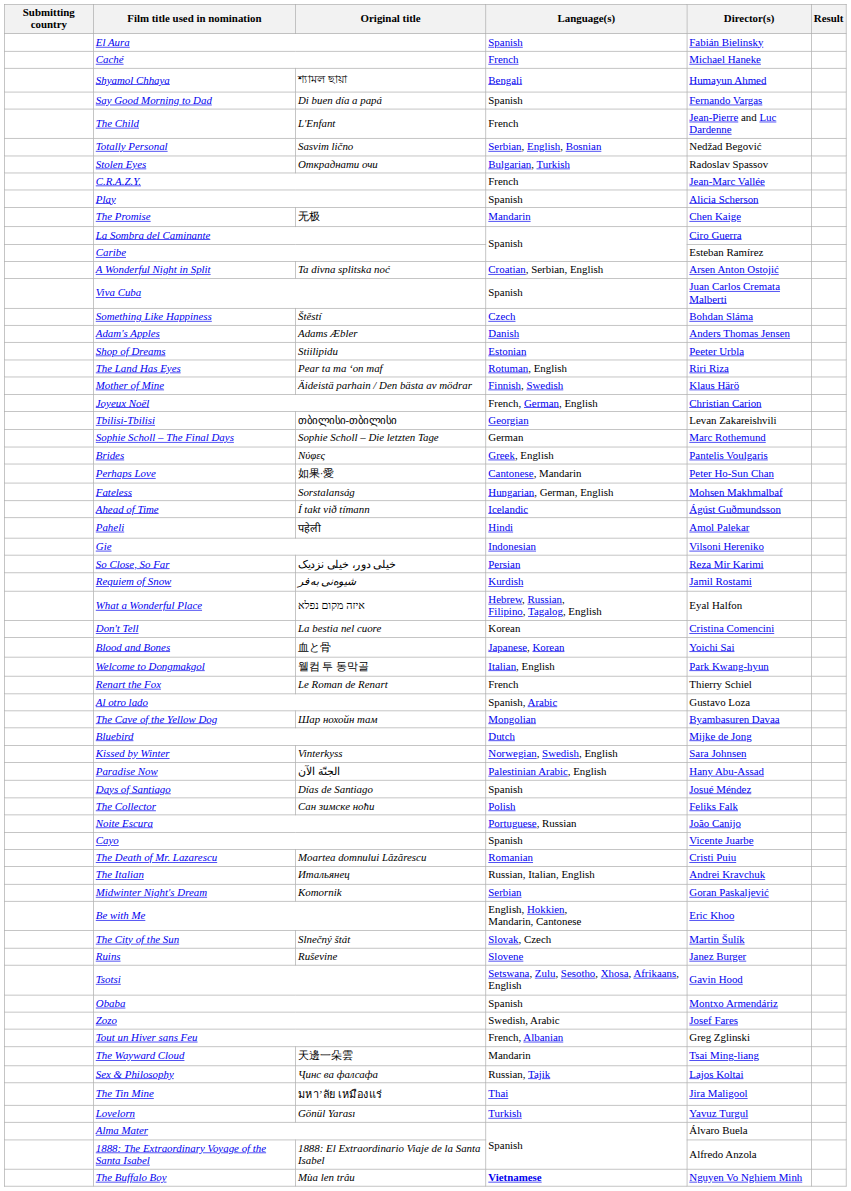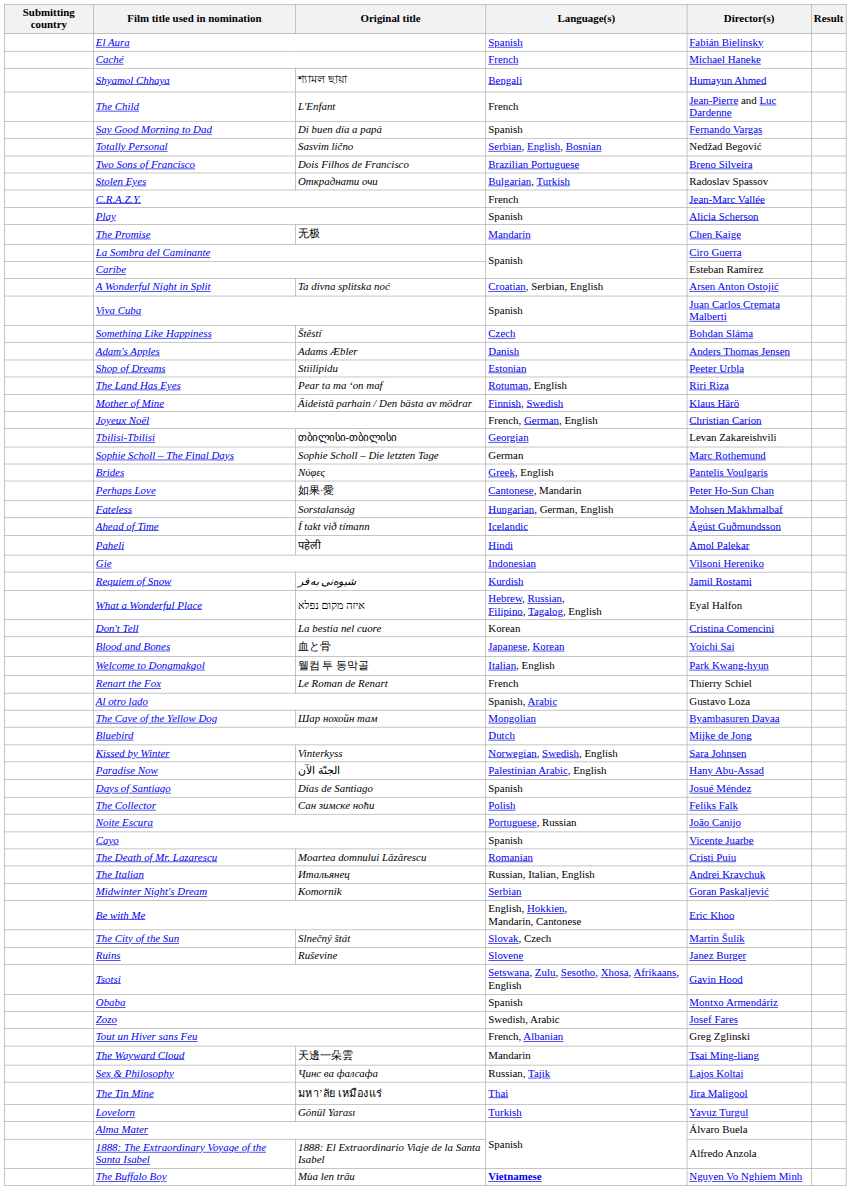rows swapped: (117, 123) <-> (154, 100)
+ row: (145, 164)
- row: (133, 564)
